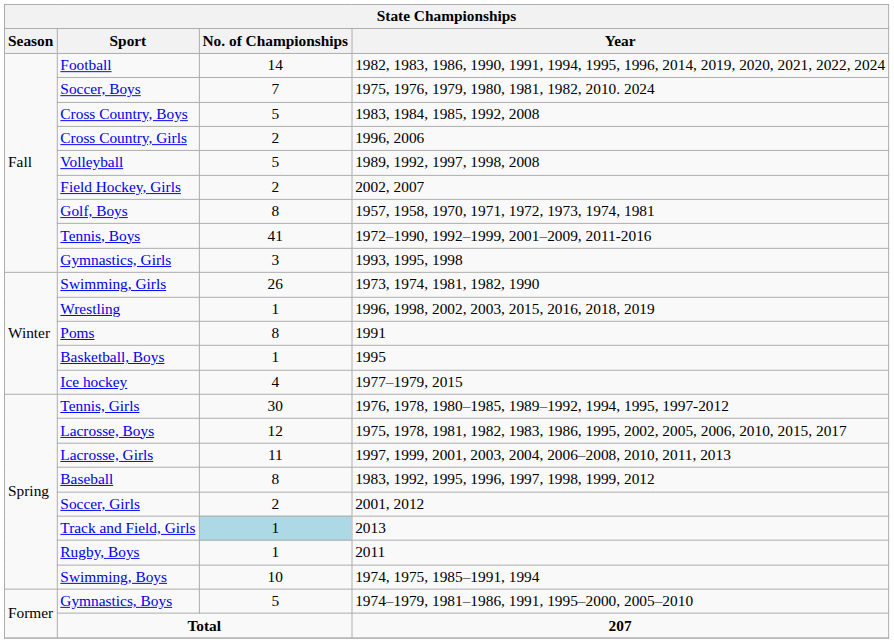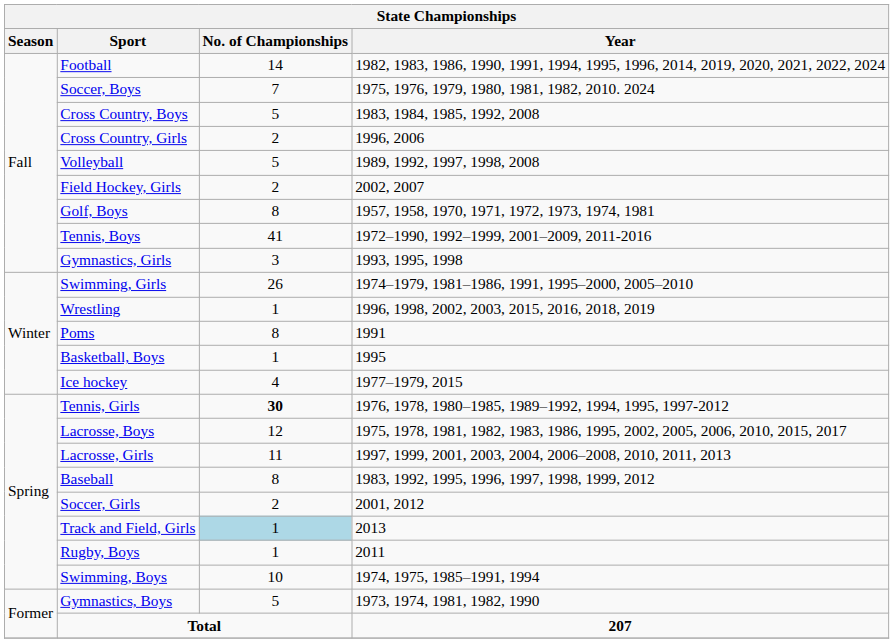(447, 284) 1973, 1974, 1981, 1982, 1990 -> (524, 284) 1974–1979, 1981–1986, 1991, 1995–2000, 2005–2010
(275, 406) normal -> (275, 406) bold
(524, 601) 1974–1979, 1981–1986, 1991, 1995–2000, 2005–2010 -> (447, 601) 1973, 1974, 1981, 1982, 1990
